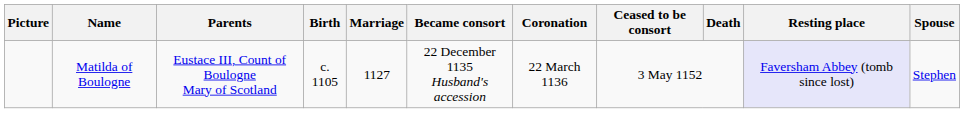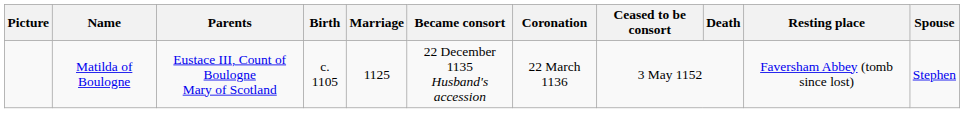(377, 74) 1127 -> (377, 74) 1125
(827, 74) lavender background -> (827, 74) no background
